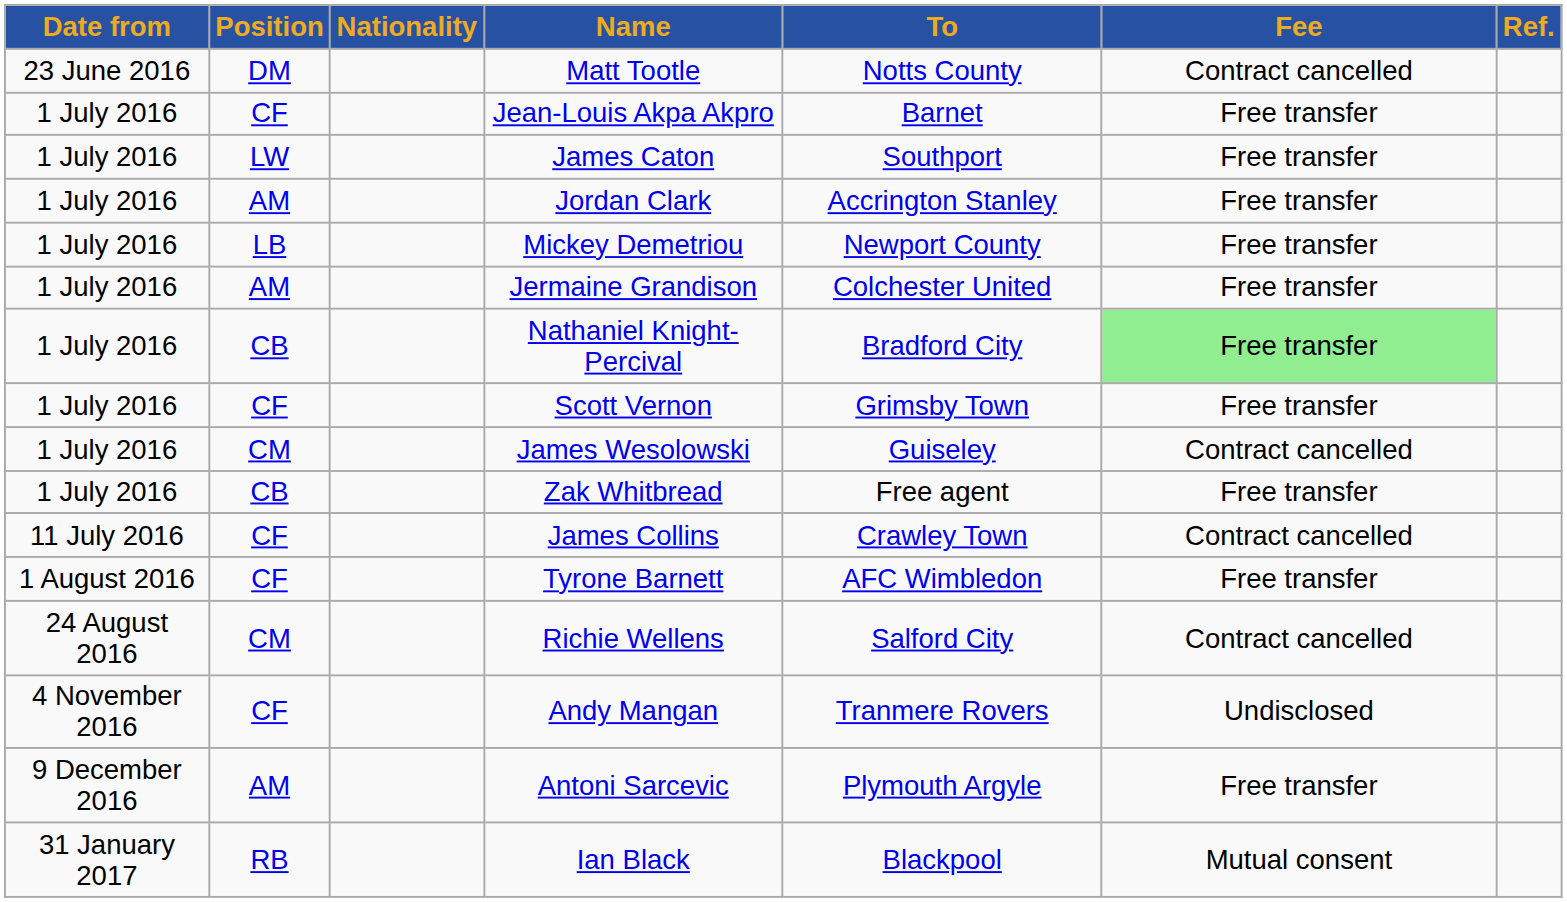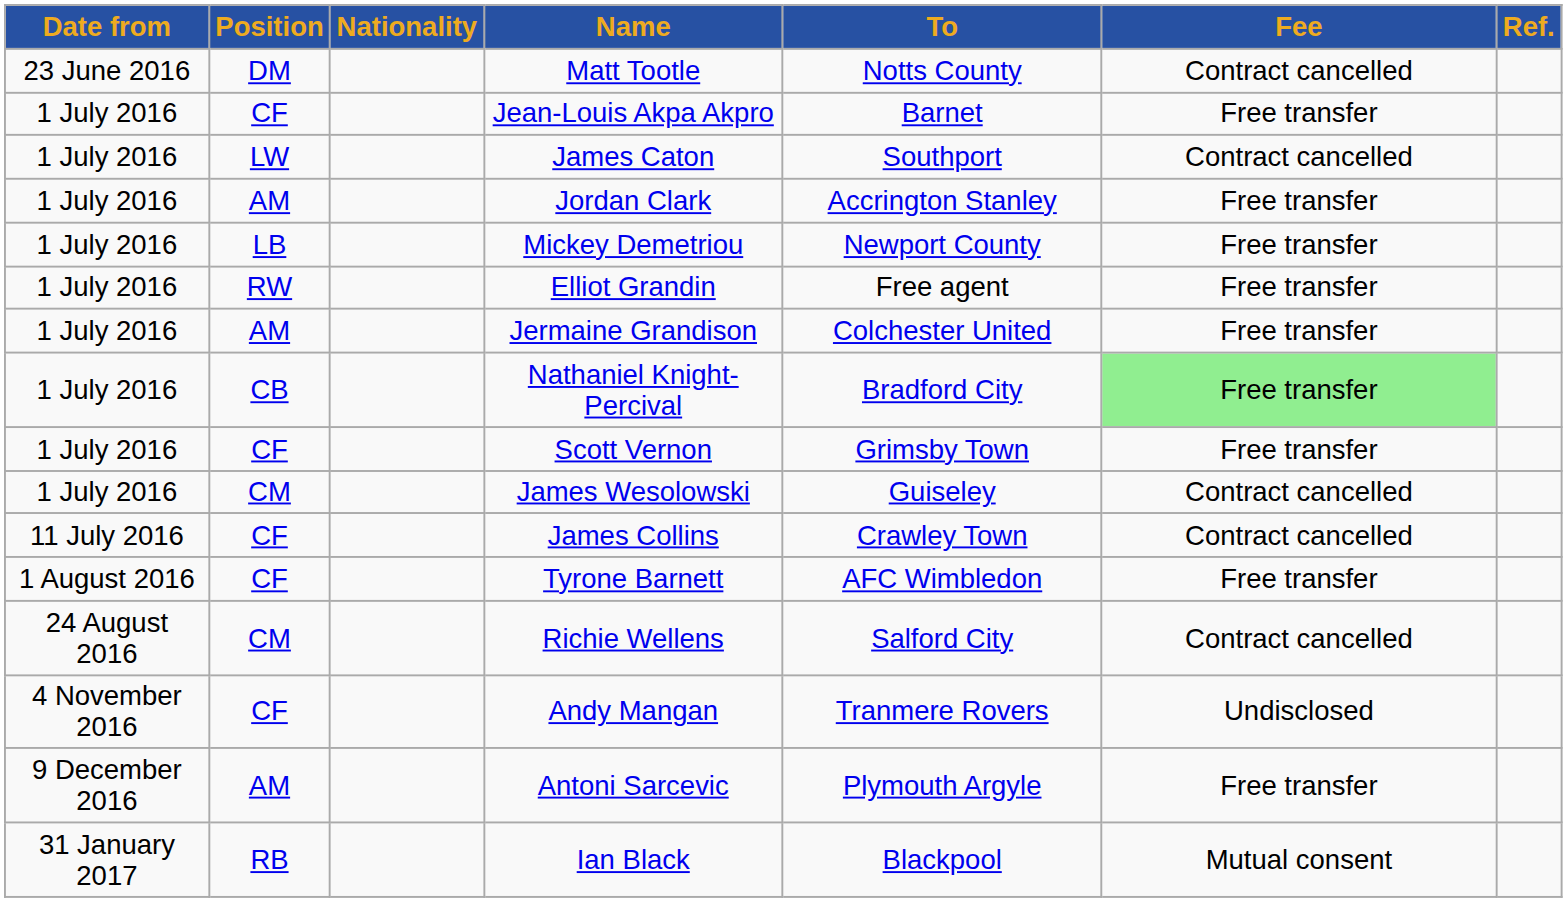(1299, 157) Free transfer -> (1299, 157) Contract cancelled
+ row: (633, 288)
- row: (633, 492)
